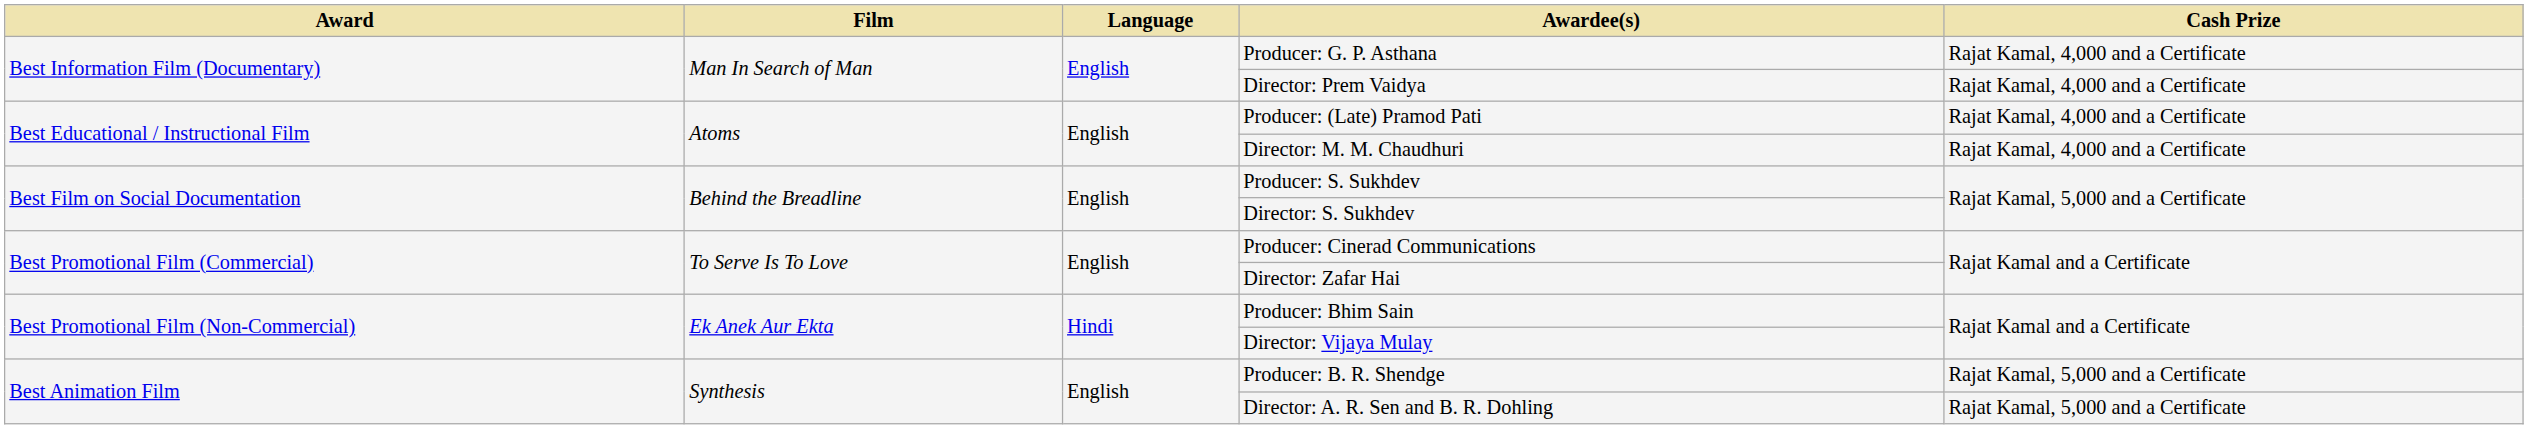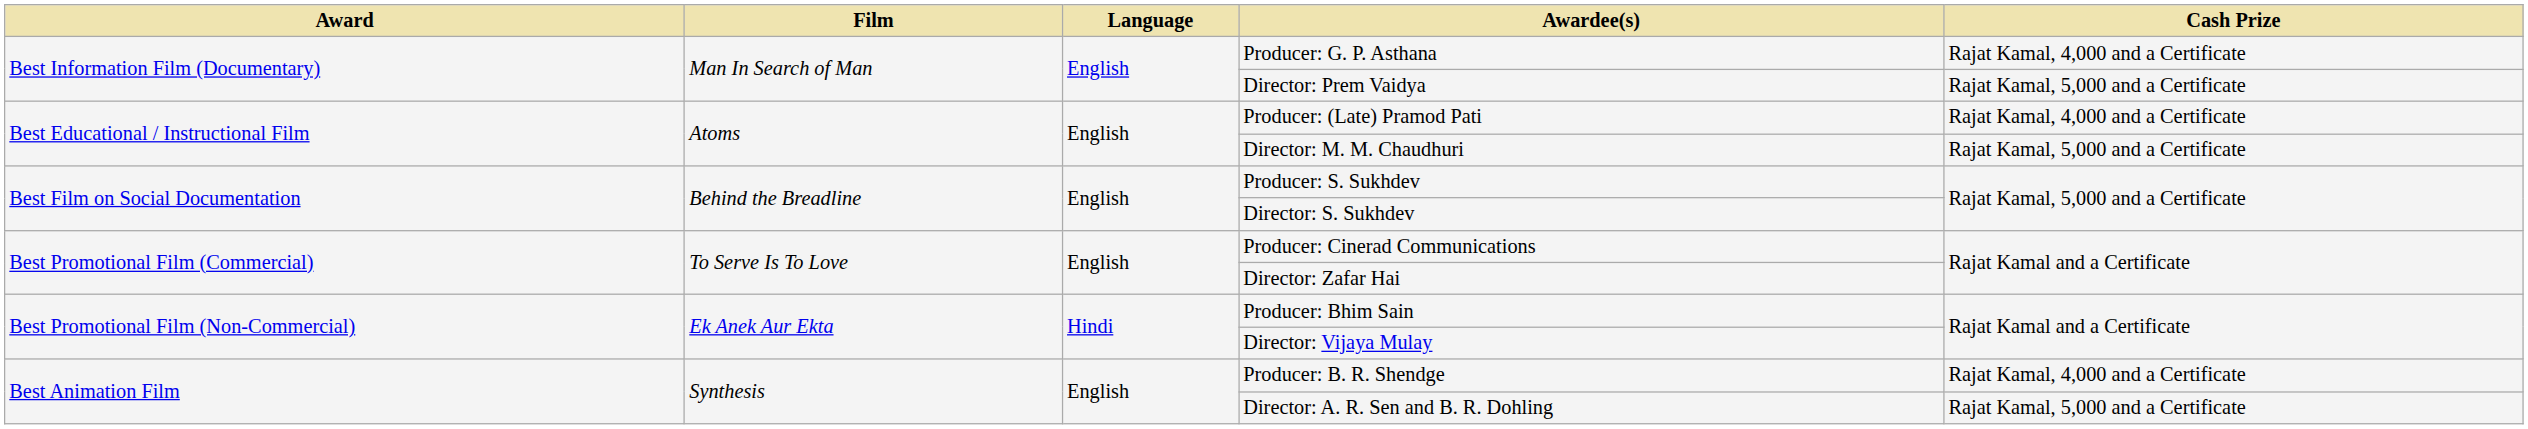(2097, 85) Rajat Kamal, 4,000 and a Certificate -> (2097, 85) Rajat Kamal, 5,000 and a Certificate
(2097, 149) Rajat Kamal, 4,000 and a Certificate -> (2097, 149) Rajat Kamal, 5,000 and a Certificate
(2097, 375) Rajat Kamal, 5,000 and a Certificate -> (2097, 375) Rajat Kamal, 4,000 and a Certificate
